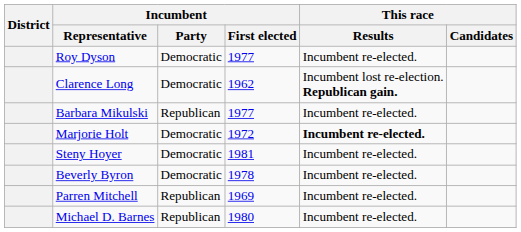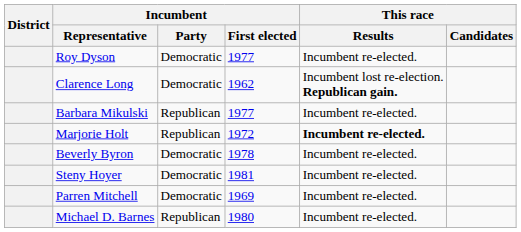(191, 133) Democratic -> (190, 133) Republican
rows swapped: (89, 154) <-> (95, 175)
(190, 196) Republican -> (191, 196) Democratic
